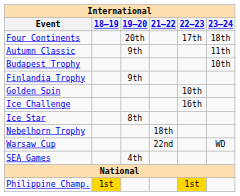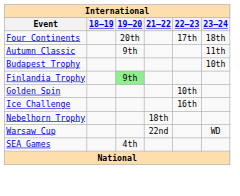(135, 78) no background -> (130, 78) lightgreen background
- row: (26, 118)
- row: (48, 185)
